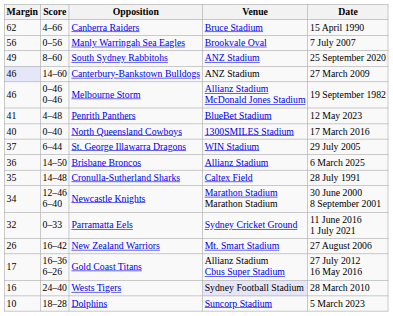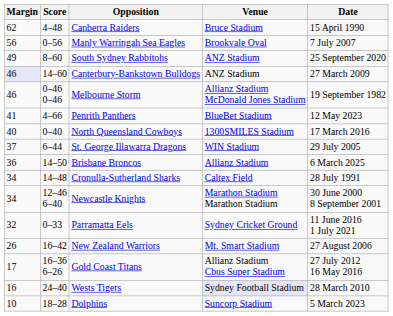(52, 27) 4–66 -> (52, 27) 4–48
(52, 116) 4–48 -> (52, 116) 4–66
(11, 178) 35 -> (11, 178) 34
